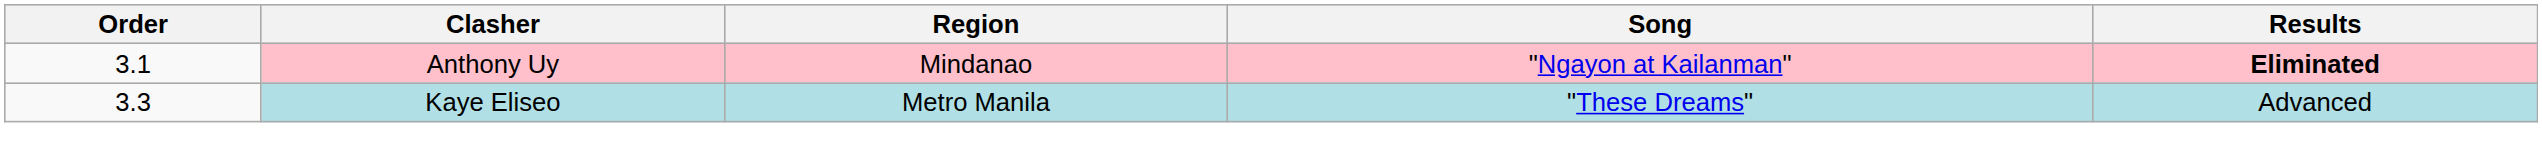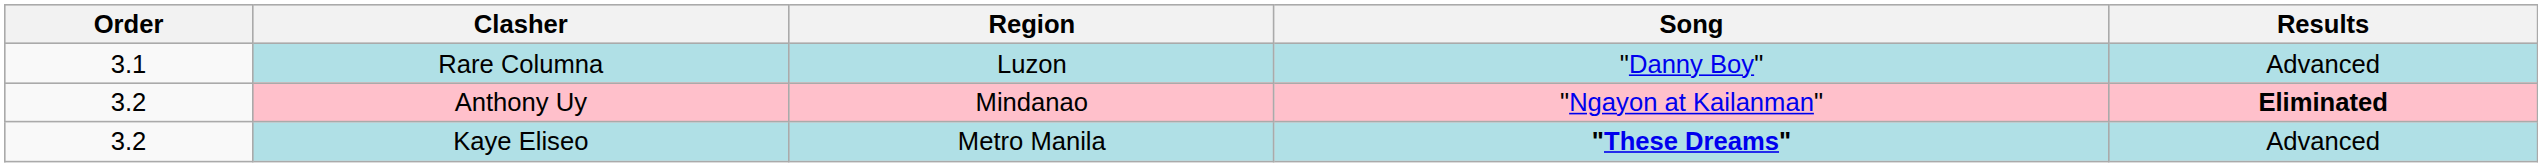+ row: (521, 63)
(133, 63) 3.1 -> (129, 102) 3.2
(133, 102) 3.3 -> (129, 141) 3.2
(1660, 102) normal -> (1692, 141) bold
